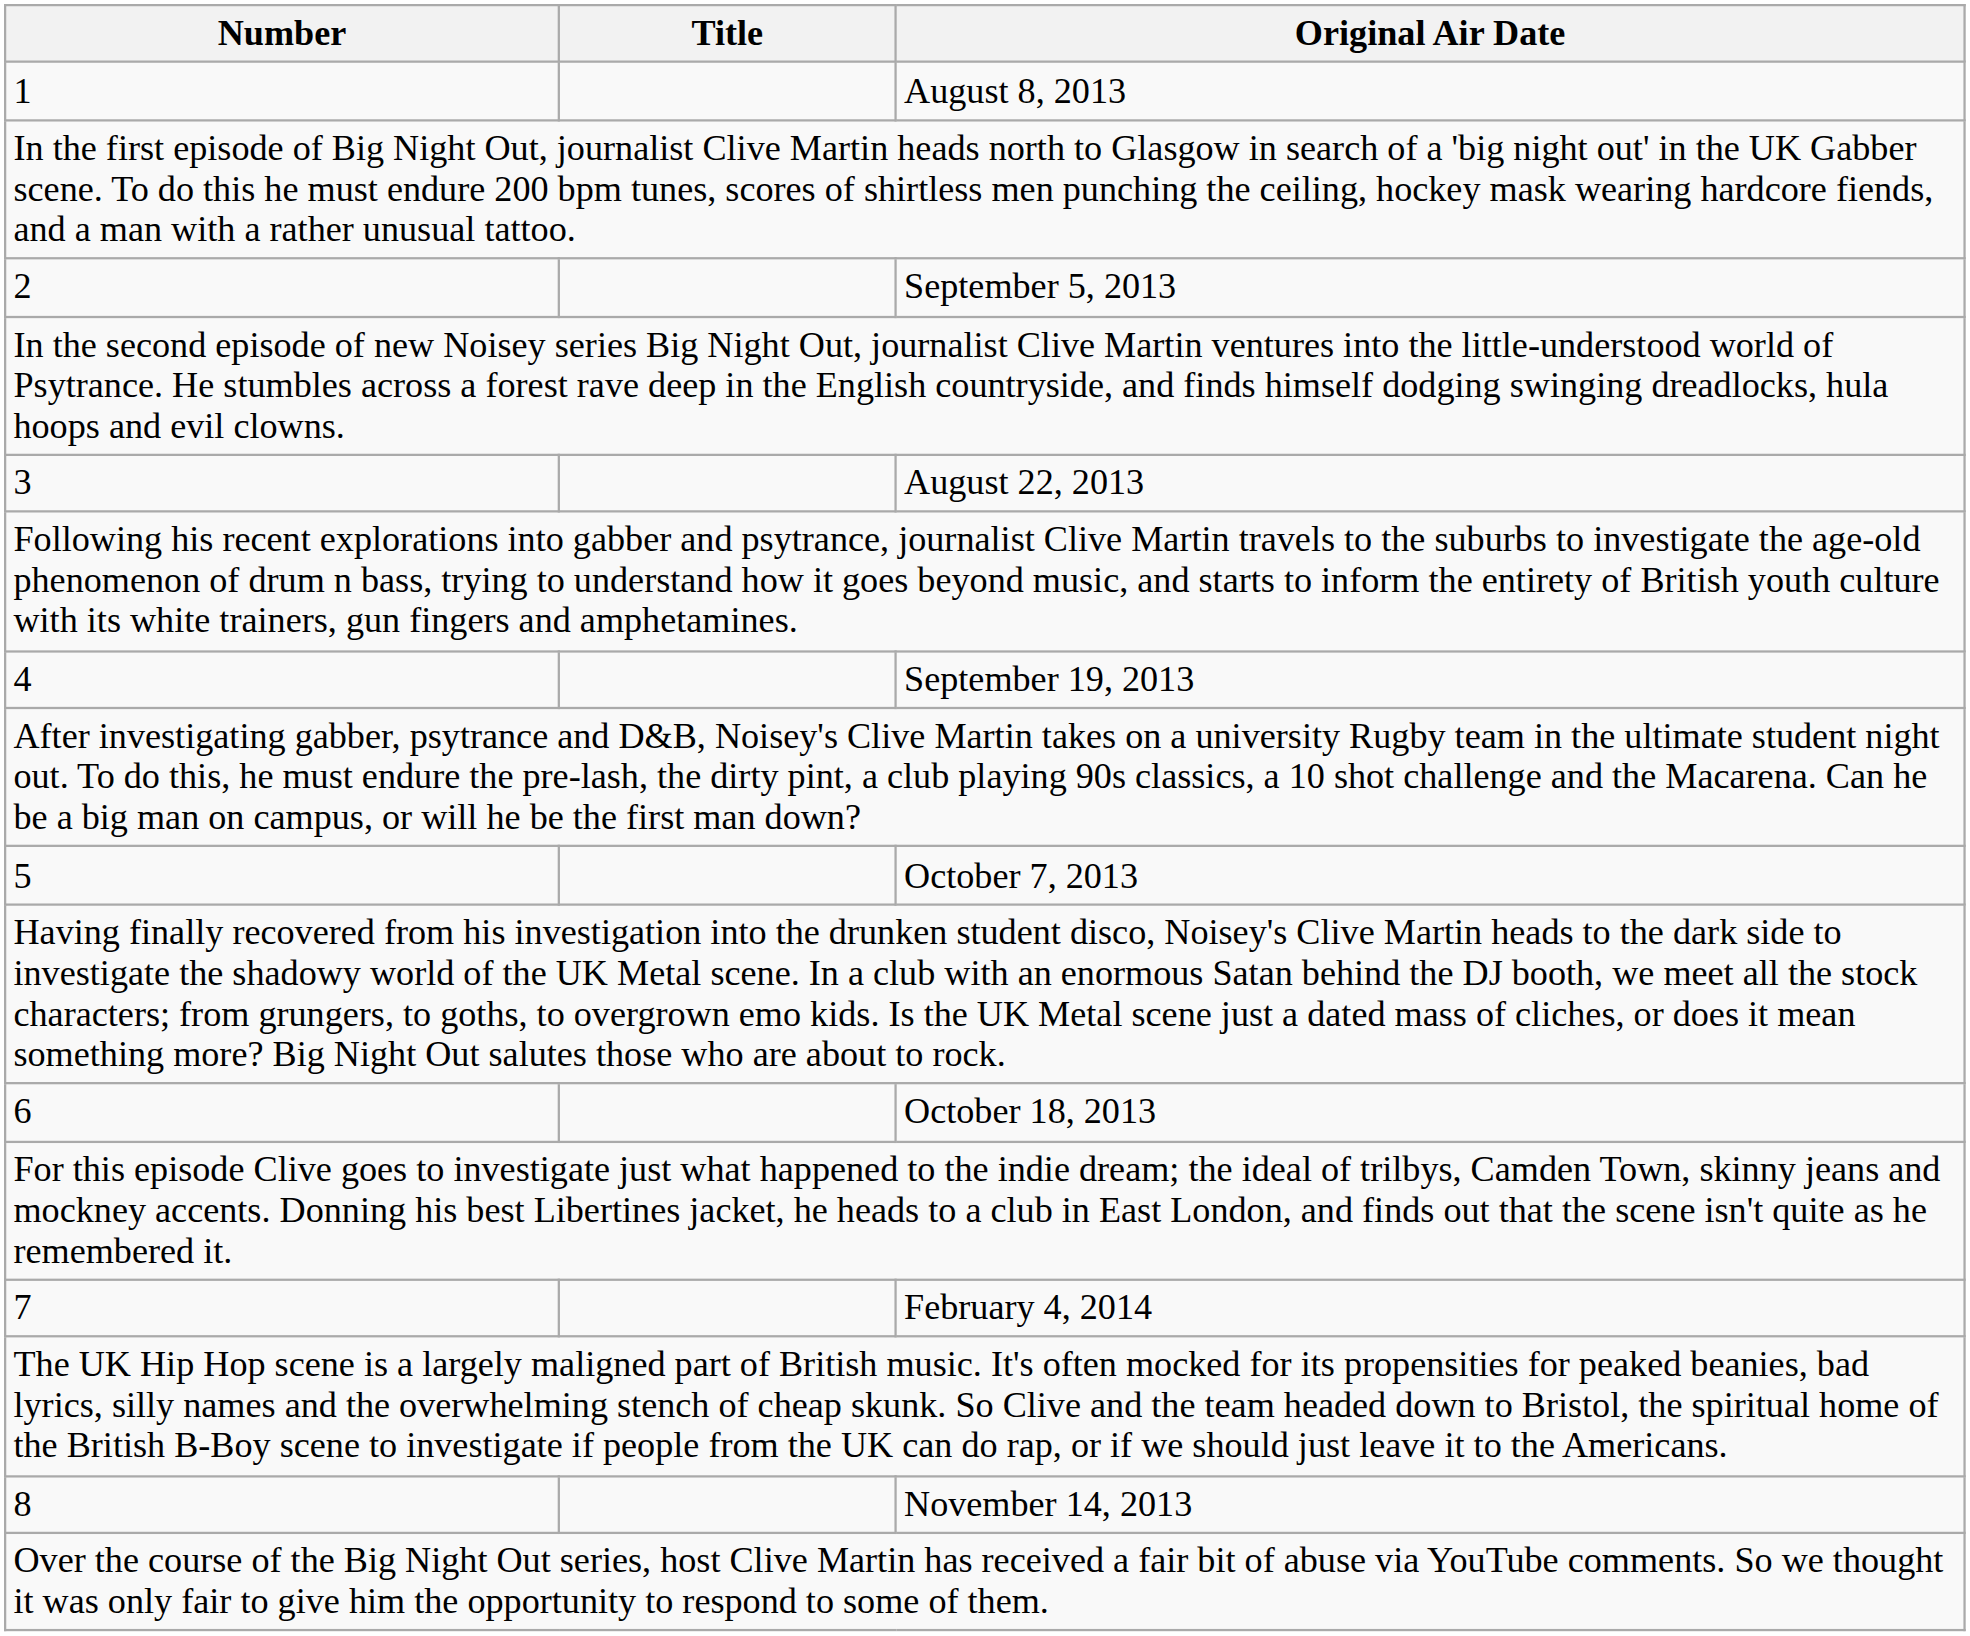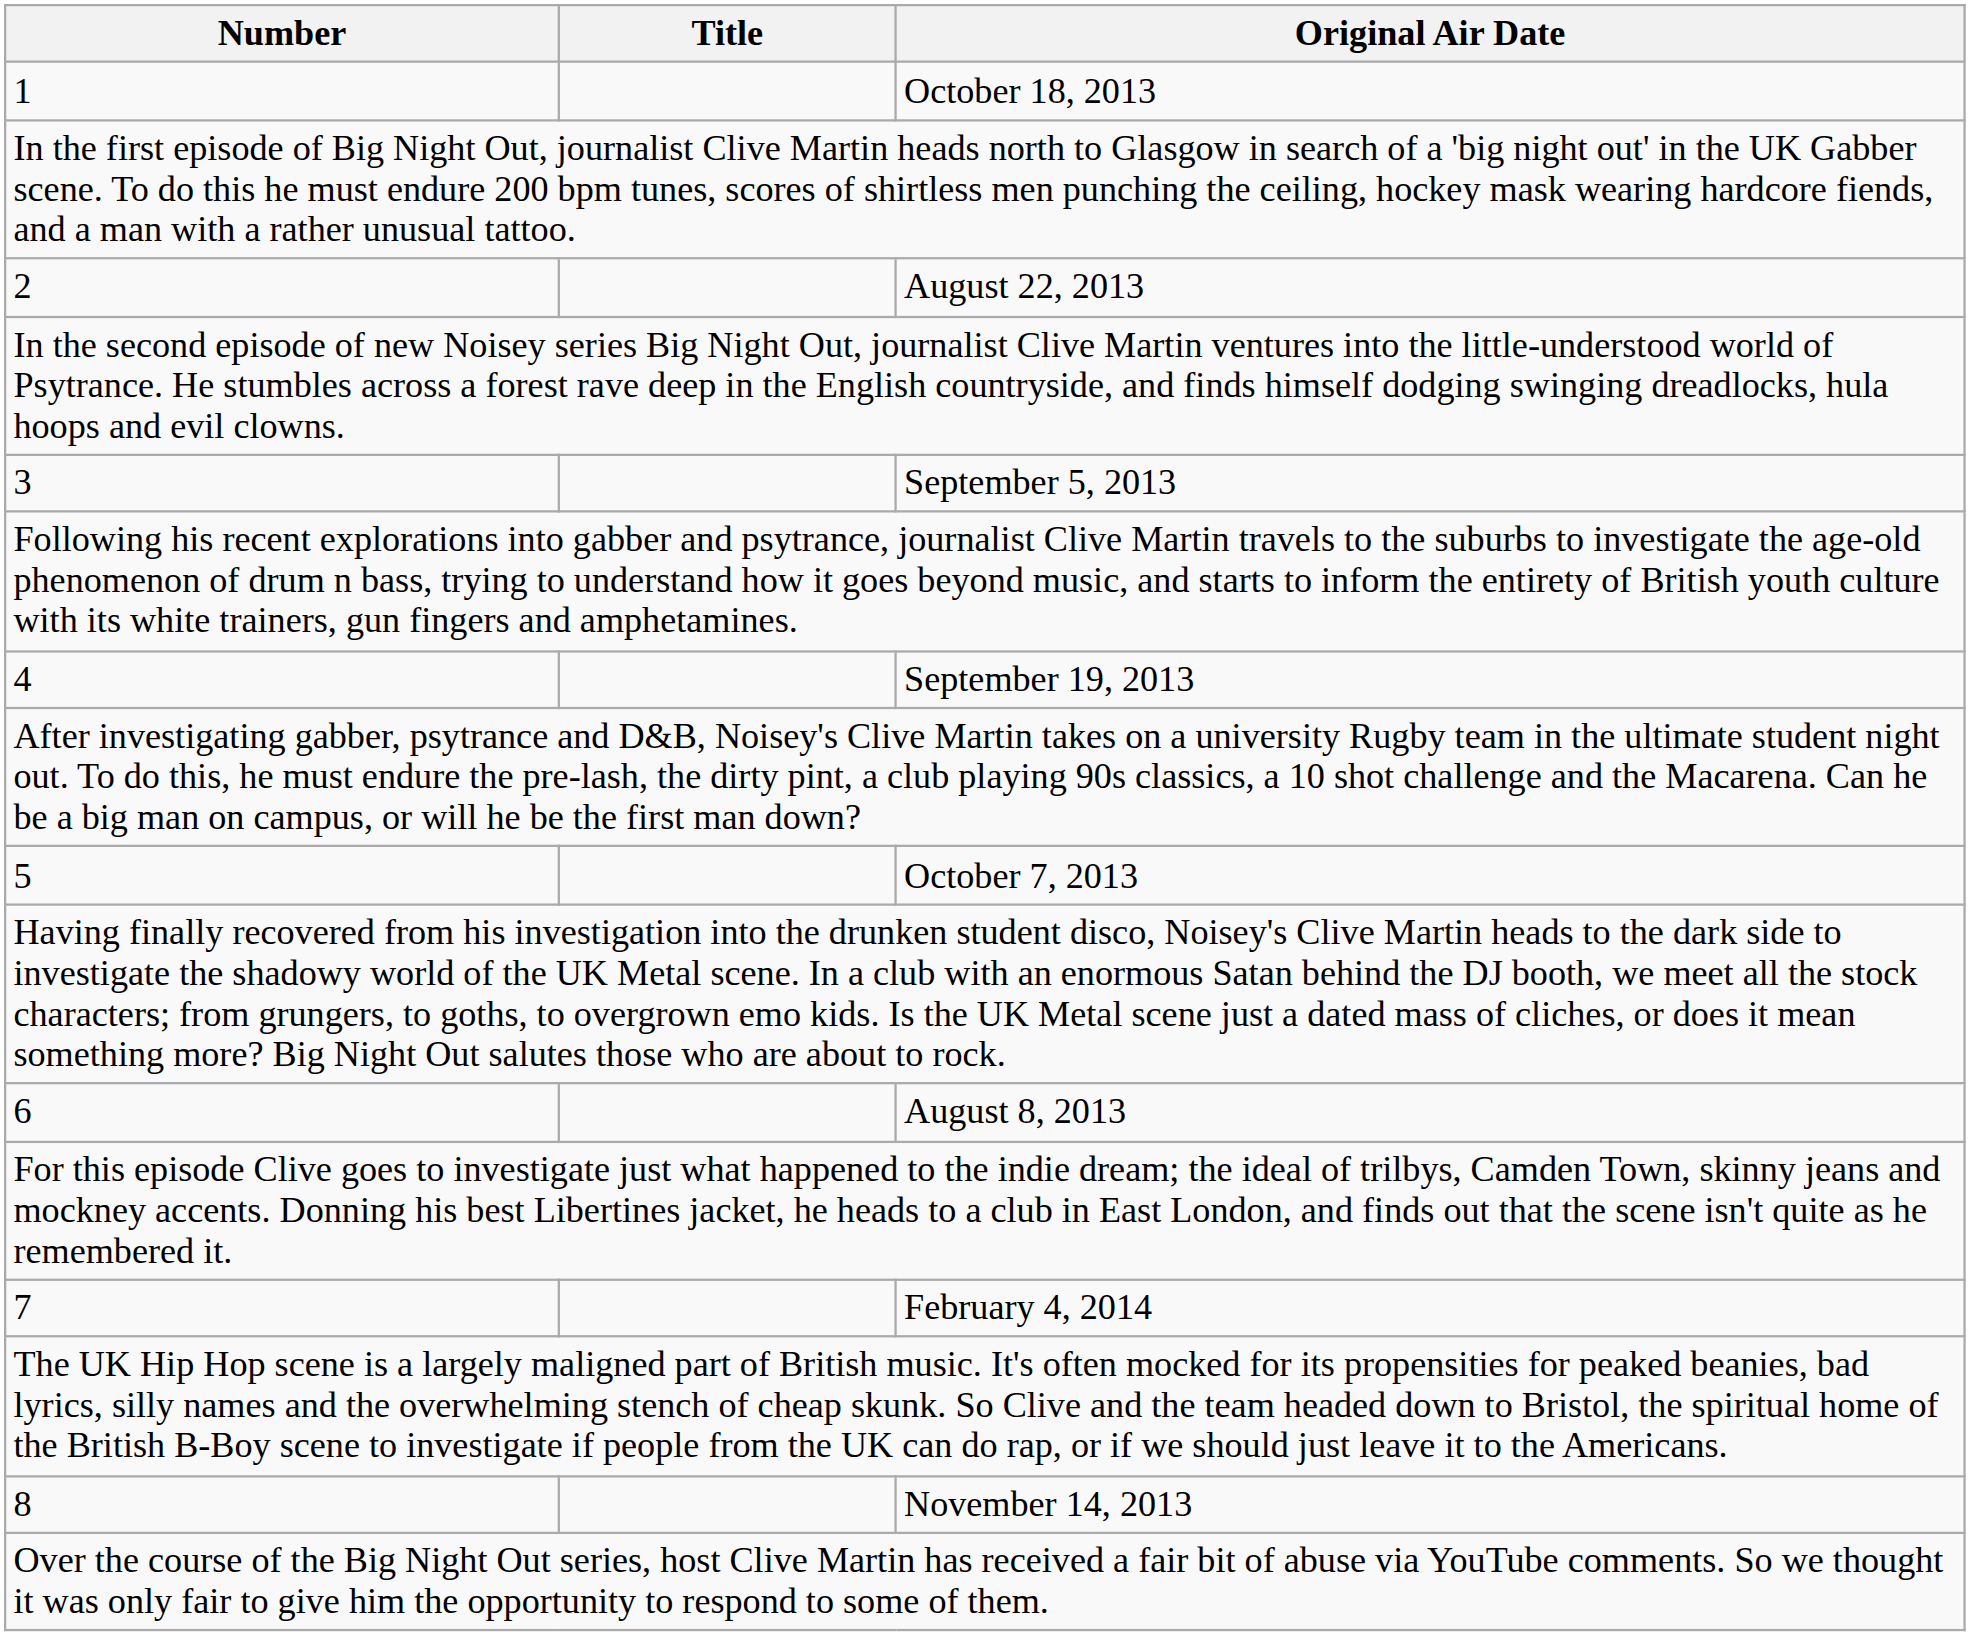(1015, 90) August 8, 2013 -> (1030, 90) October 18, 2013
(1040, 286) September 5, 2013 -> (1024, 286) August 22, 2013
(1024, 482) August 22, 2013 -> (1040, 482) September 5, 2013
(1030, 1111) October 18, 2013 -> (1015, 1111) August 8, 2013
